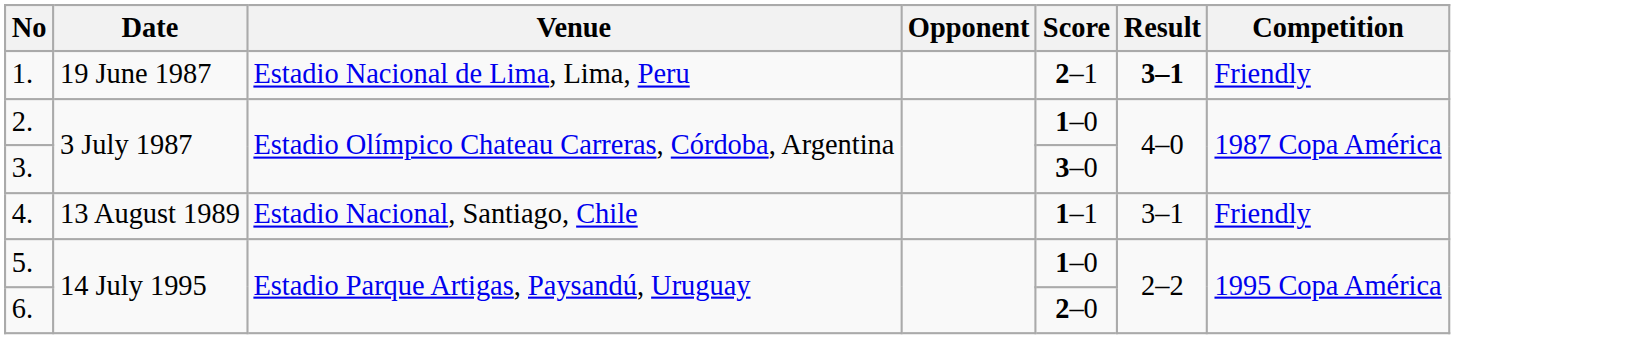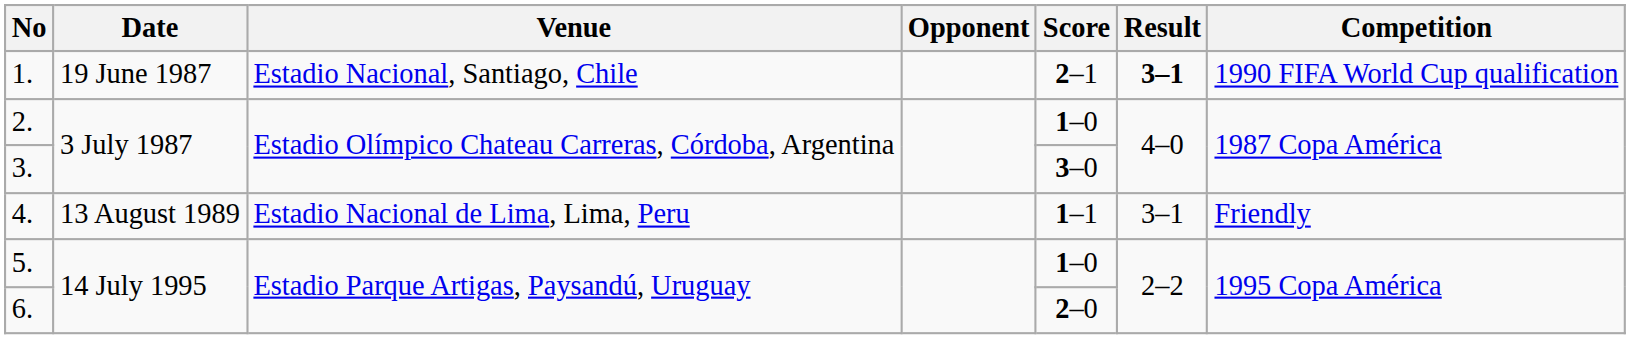(472, 74) Estadio Nacional de Lima, Lima, Peru -> (446, 74) Estadio Nacional, Santiago, Chile
(1263, 74) Friendly -> (1416, 74) 1990 FIFA World Cup qualification
(446, 215) Estadio Nacional, Santiago, Chile -> (472, 215) Estadio Nacional de Lima, Lima, Peru
